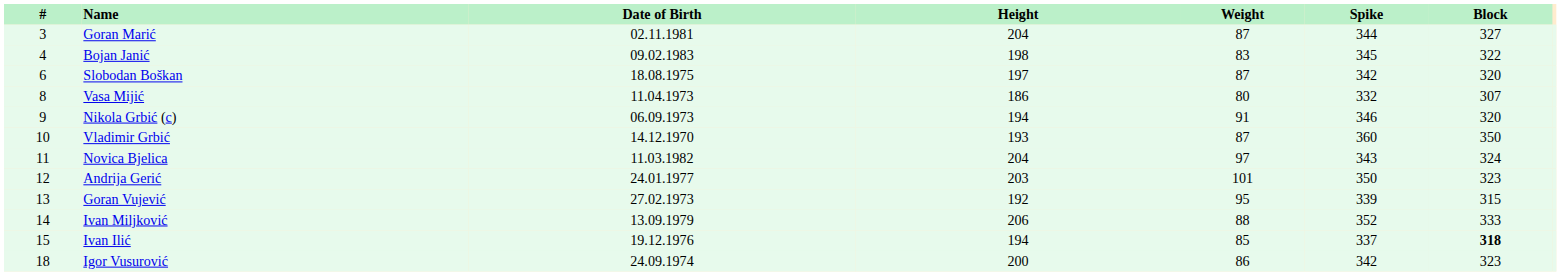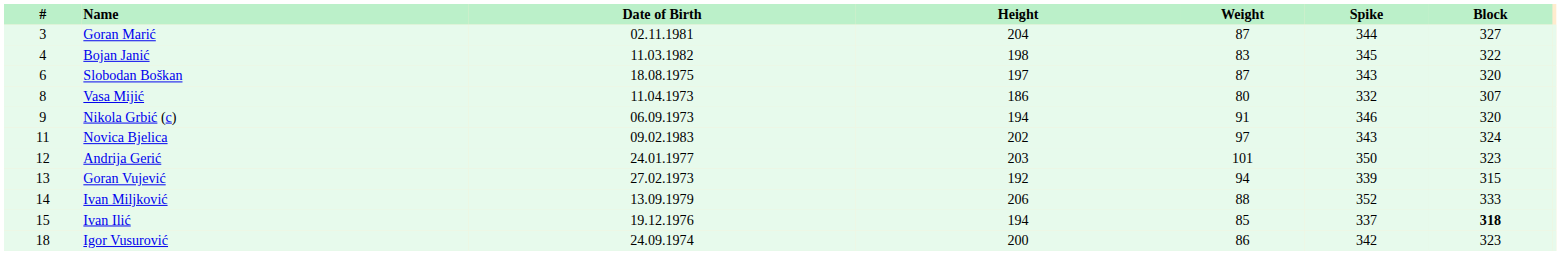(662, 55) 09.02.1983 -> (662, 55) 11.03.1982
(1367, 76) 342 -> (1367, 76) 343
- row: (127, 137)
(662, 158) 11.03.1982 -> (662, 137) 09.02.1983
(1018, 158) 204 -> (1018, 137) 202
(1243, 199) 95 -> (1243, 178) 94
